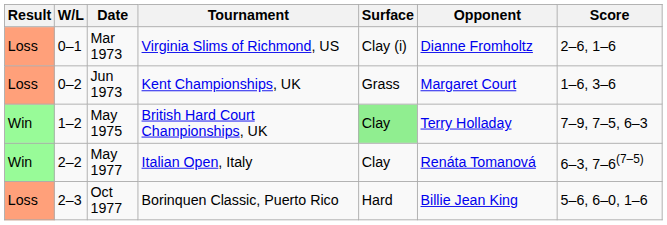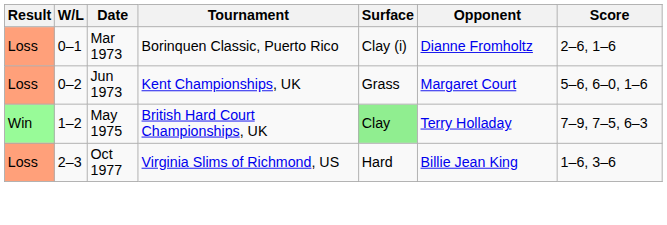(240, 46) Virginia Slims of Richmond, US -> (240, 46) Borinquen Classic, Puerto Rico
(588, 84) 1–6, 3–6 -> (604, 84) 5–6, 6–0, 1–6
- row: (106, 162)
(240, 200) Borinquen Classic, Puerto Rico -> (240, 162) Virginia Slims of Richmond, US
(604, 200) 5–6, 6–0, 1–6 -> (588, 162) 1–6, 3–6
